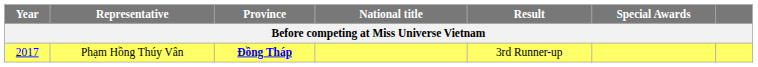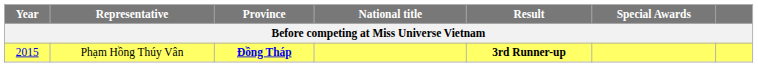(27, 52) 2017 -> (27, 52) 2015
(529, 52) normal -> (529, 52) bold
